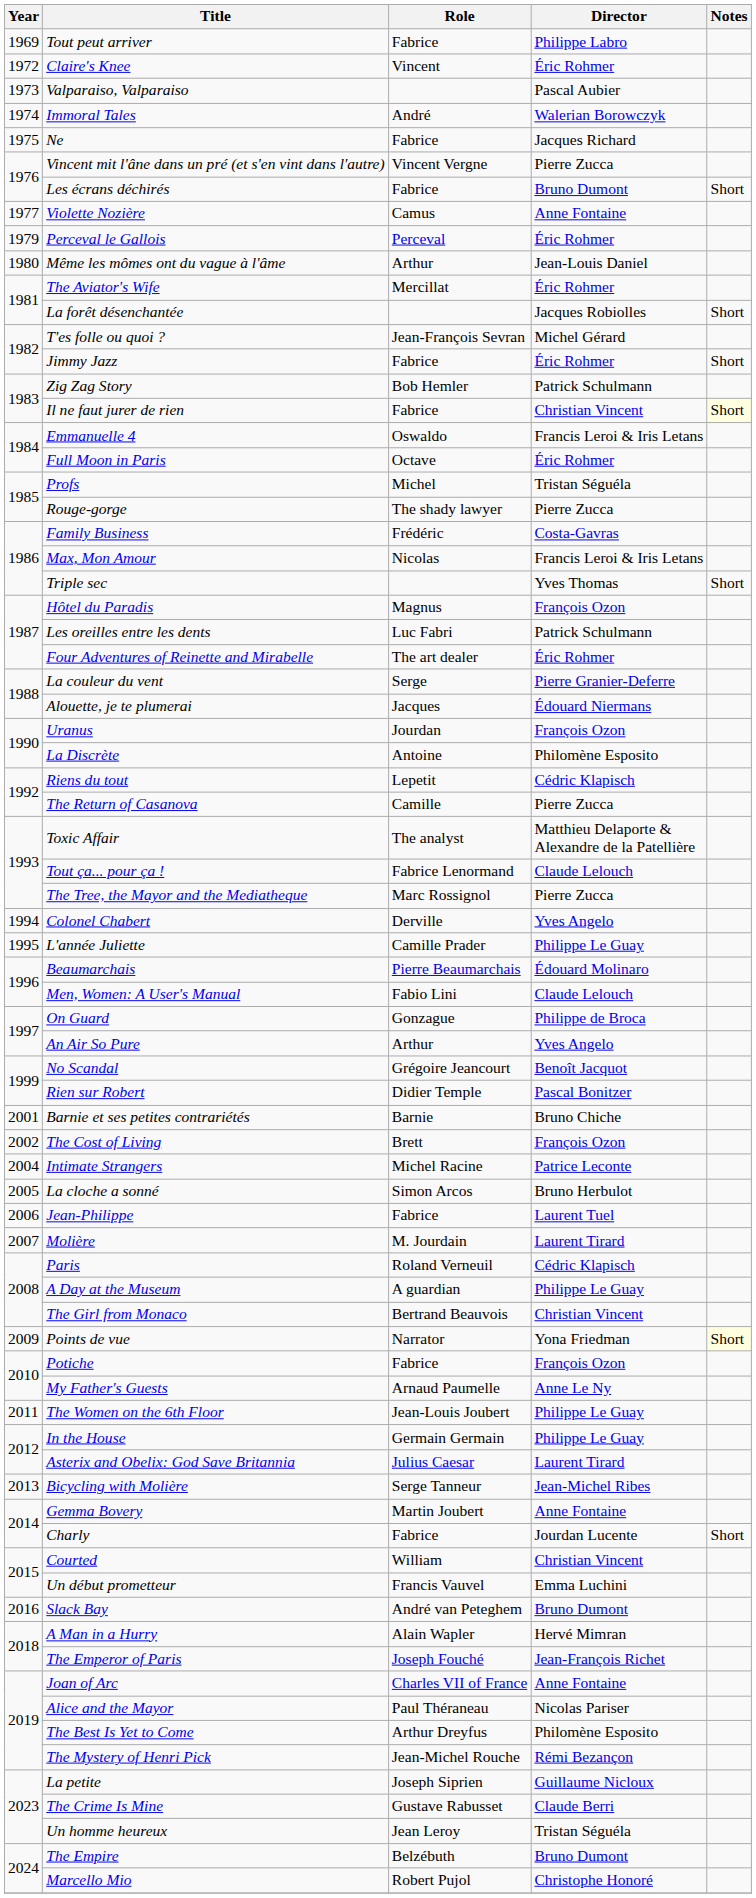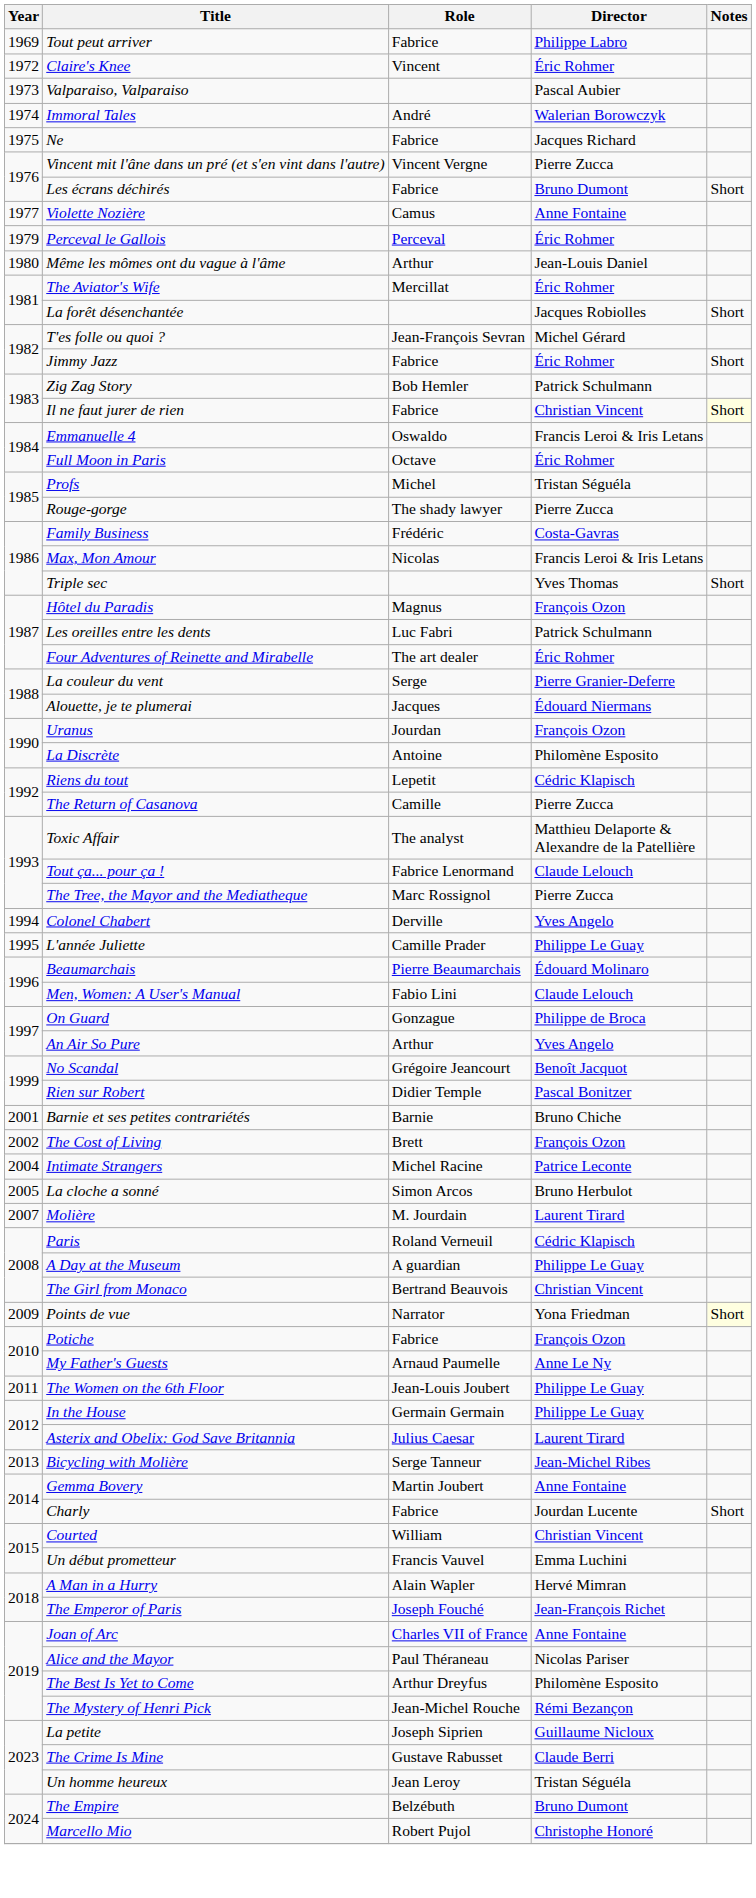- row: (90, 1215)
- row: (77, 1609)
